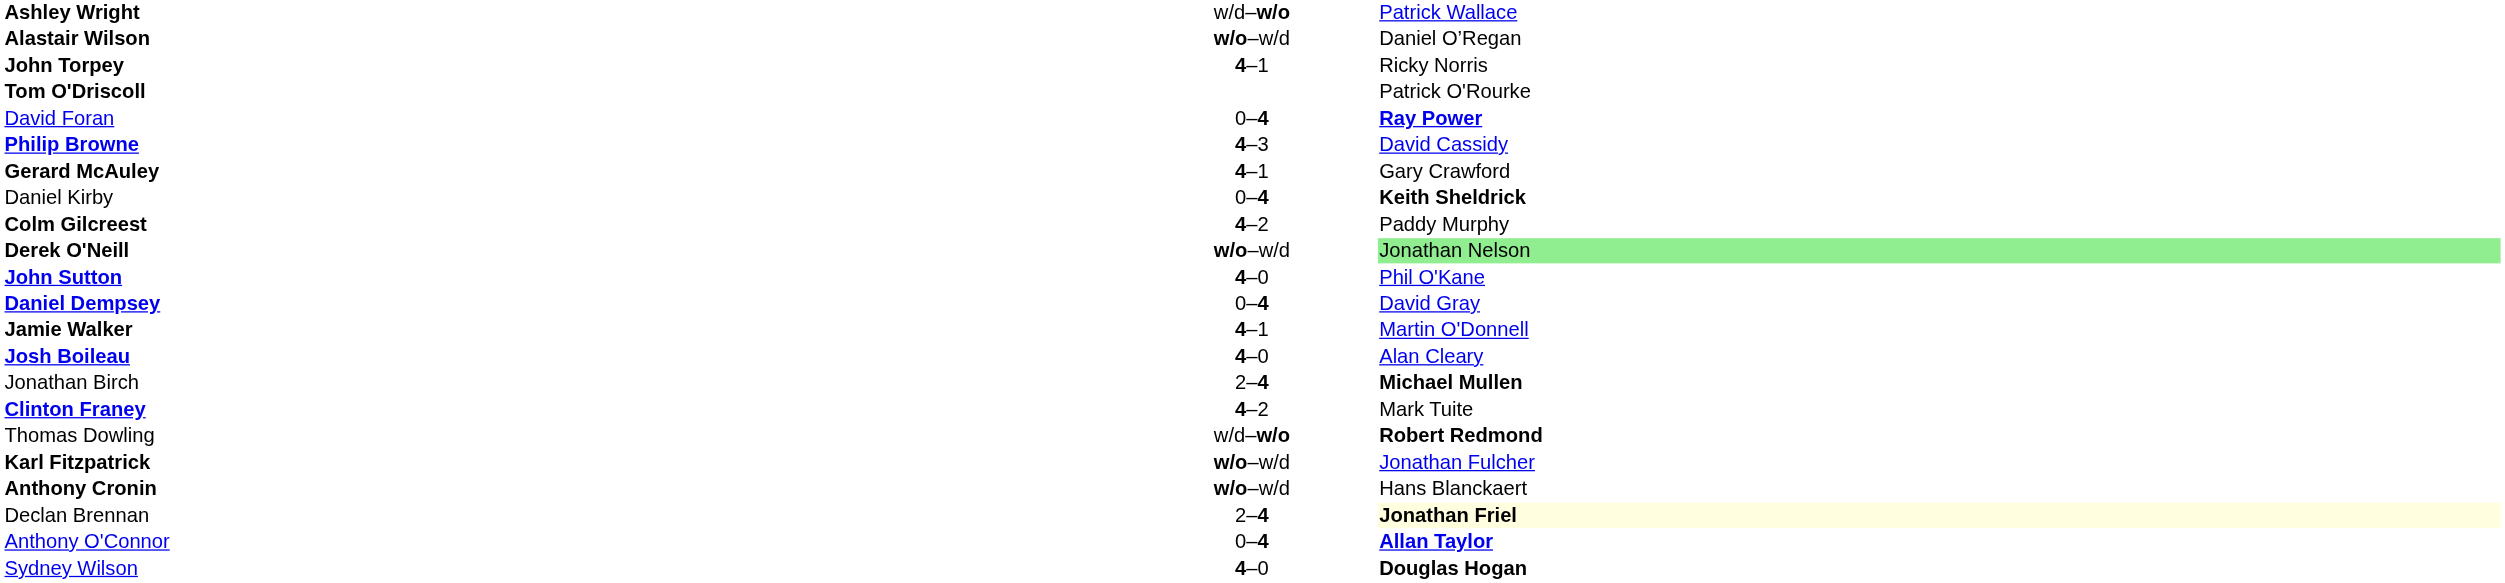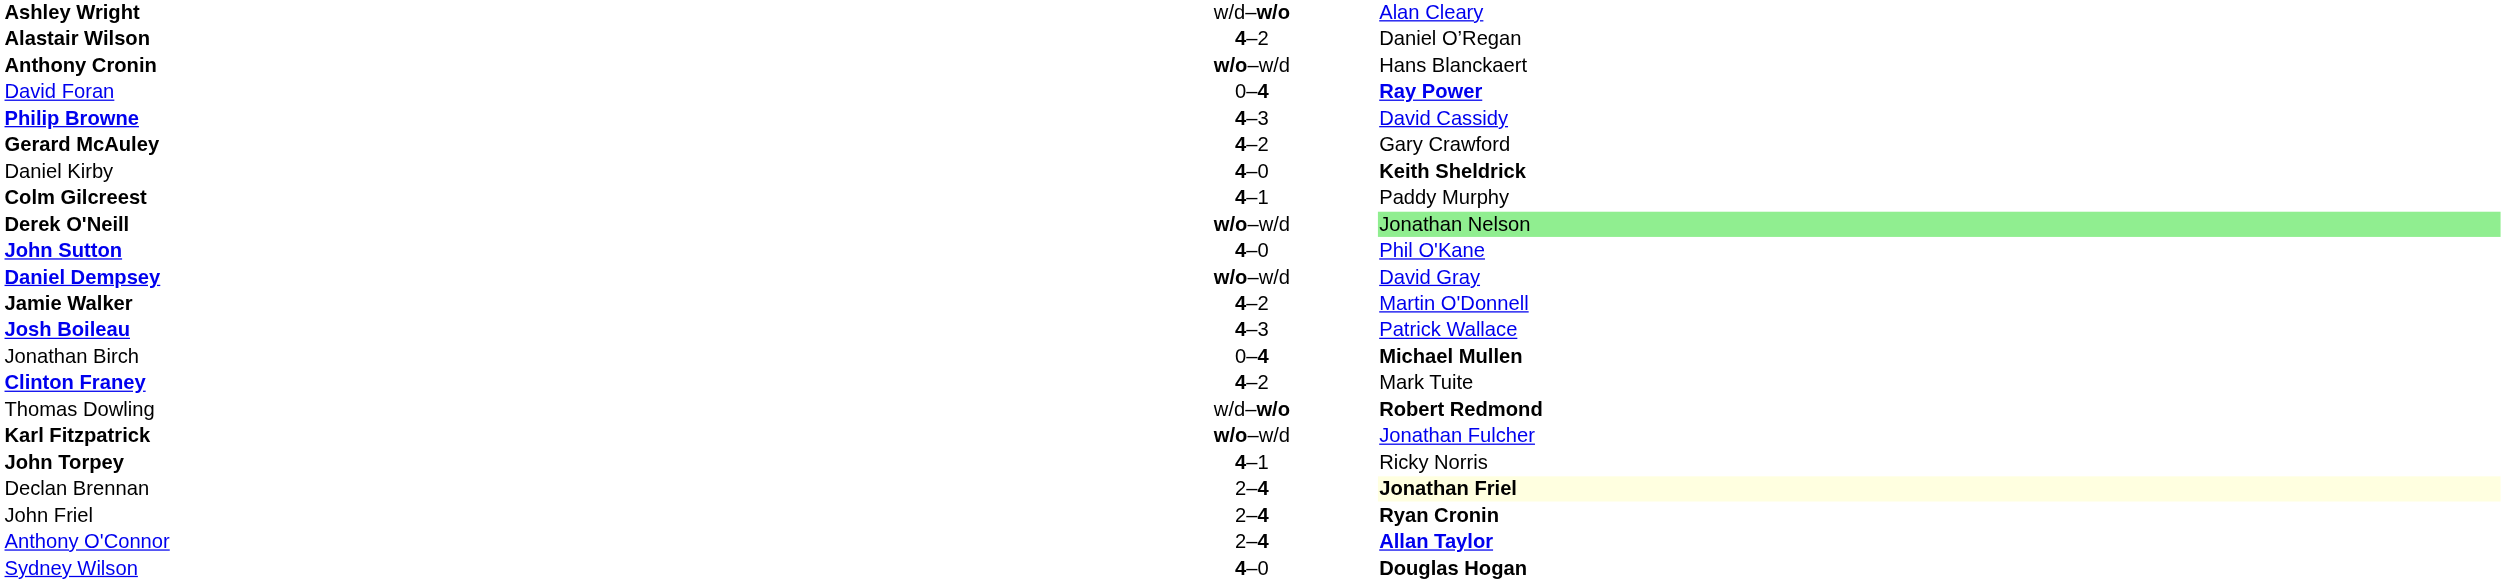(1448, 12) Patrick Wallace -> (1431, 12) Alan Cleary
(1252, 38) w/o–w/d -> (1252, 38) 4–2
rows swapped: (64, 65) <-> (81, 488)
- row: (75, 91)
(1252, 171) 4–1 -> (1252, 144) 4–2
(1252, 197) 0–4 -> (1252, 171) 4–0
(1252, 224) 4–2 -> (1252, 197) 4–1
(1252, 303) 0–4 -> (1252, 277) w/o–w/d
(1252, 330) 4–1 -> (1252, 303) 4–2
(1252, 356) 4–0 -> (1252, 330) 4–3
(1431, 356) Alan Cleary -> (1448, 330) Patrick Wallace
(1252, 382) 2–4 -> (1252, 356) 0–4
+ row: (49, 515)
(1252, 541) 0–4 -> (1252, 541) 2–4
